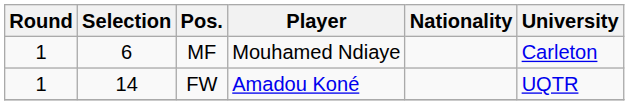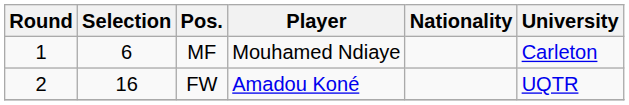(41, 84) 1 -> (41, 84) 2
(127, 84) 14 -> (127, 84) 16
